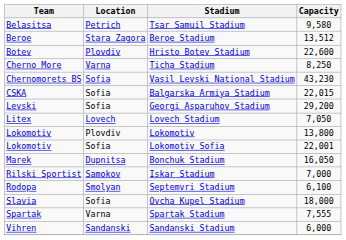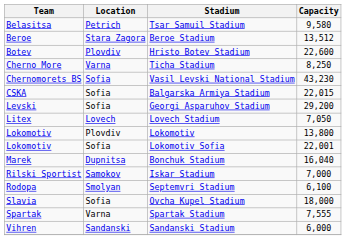(319, 160) 16,050 -> (319, 160) 16,040
